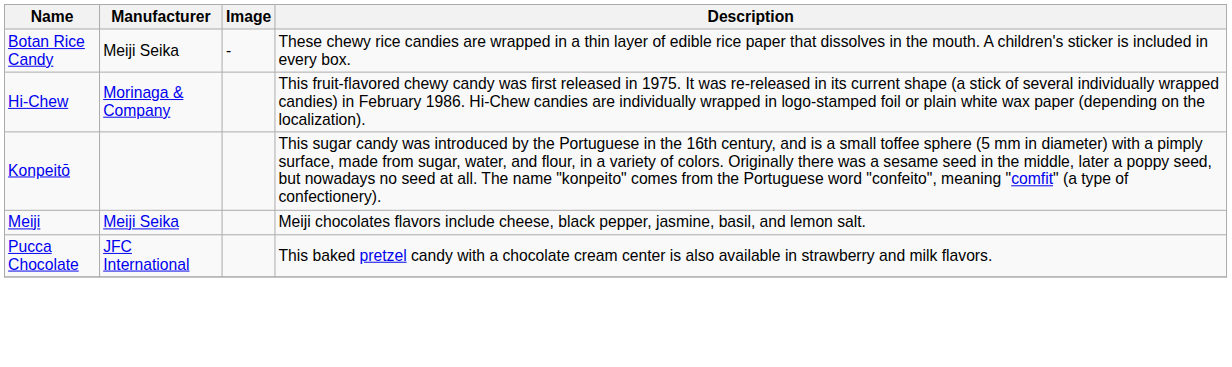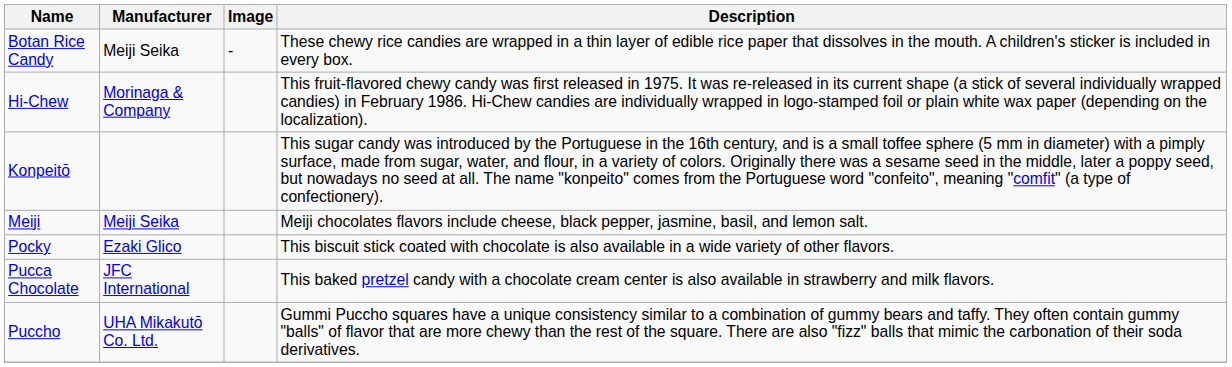+ row: (29, 247)
+ row: (34, 332)
